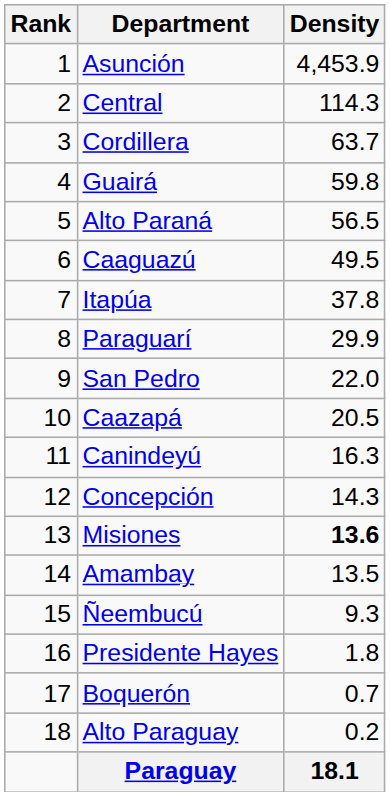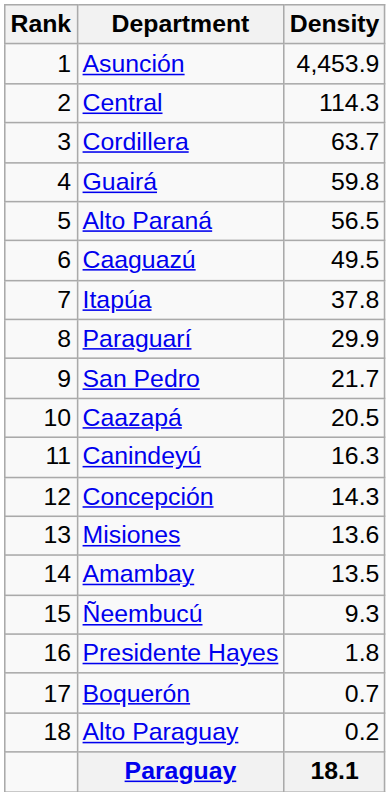(355, 378) 22.0 -> (355, 378) 21.7
(355, 535) bold -> (355, 535) normal
